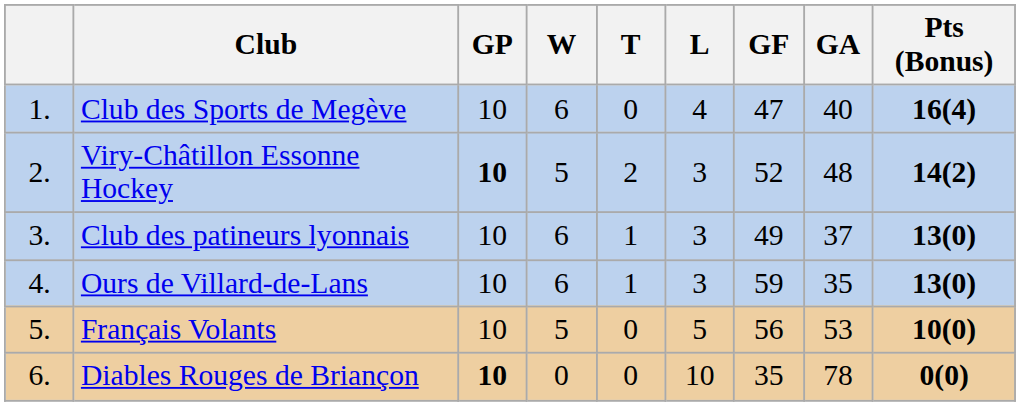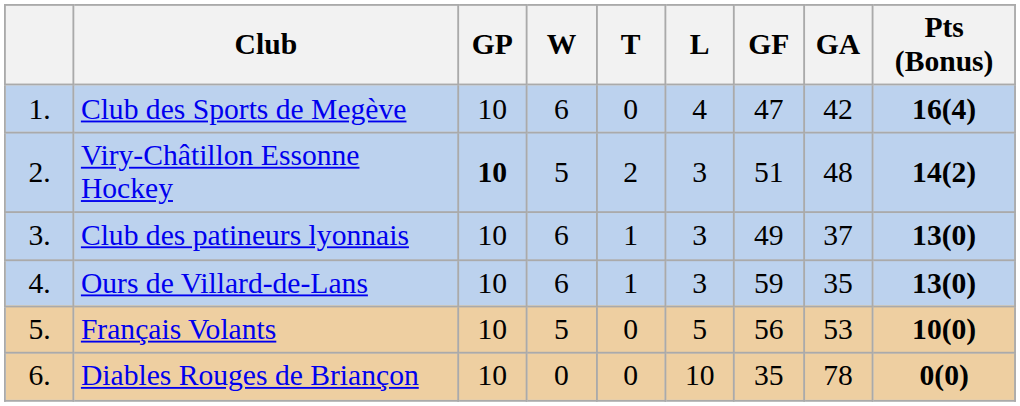(838, 108) 40 -> (838, 108) 42
(769, 171) 52 -> (769, 171) 51
(492, 376) bold -> (492, 376) normal
